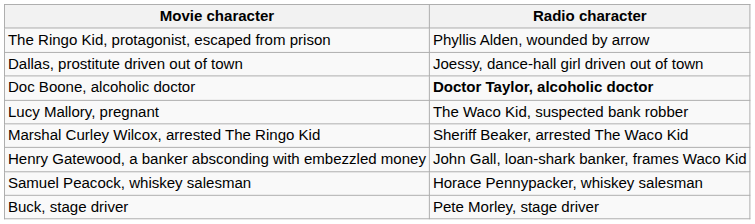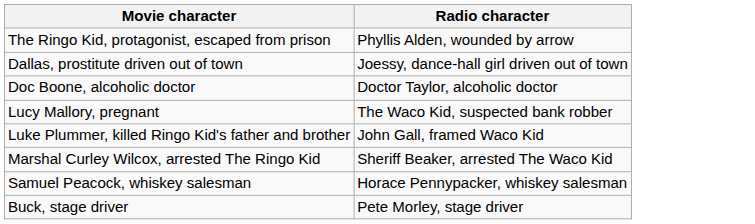(543, 87) bold -> (457, 87) normal
+ row: (179, 135)
- row: (217, 159)
